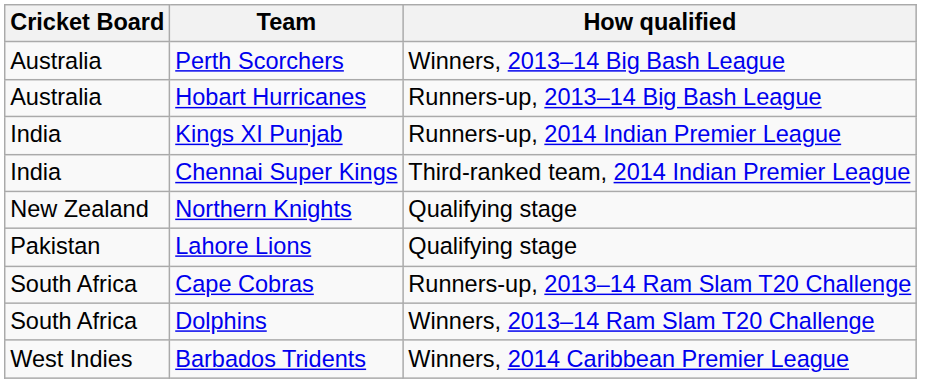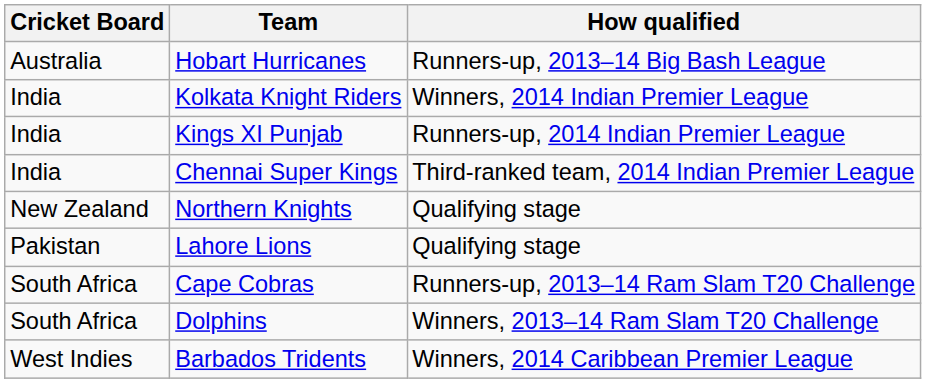- row: (260, 60)
+ row: (288, 97)
